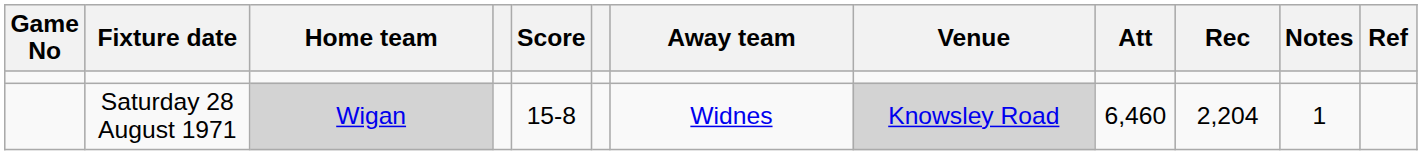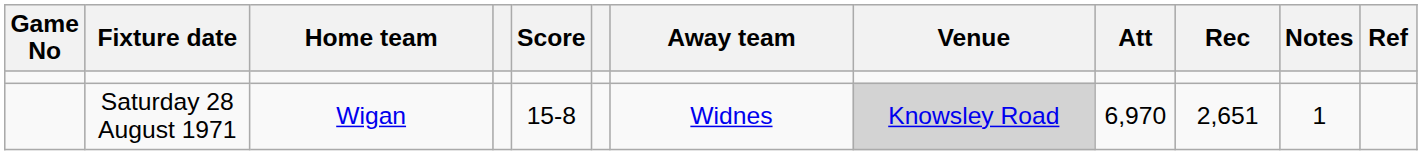(371, 116) lightgrey background -> (371, 116) no background
(1135, 116) 6,460 -> (1135, 116) 6,970
(1228, 116) 2,204 -> (1228, 116) 2,651
